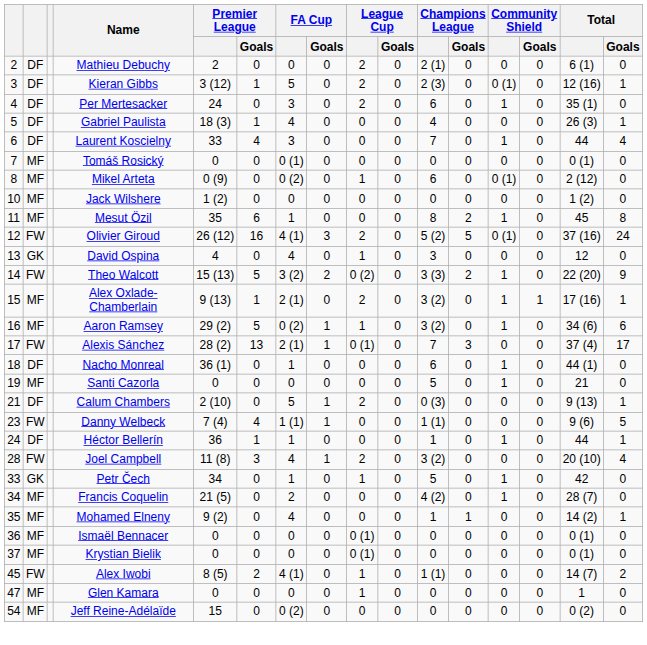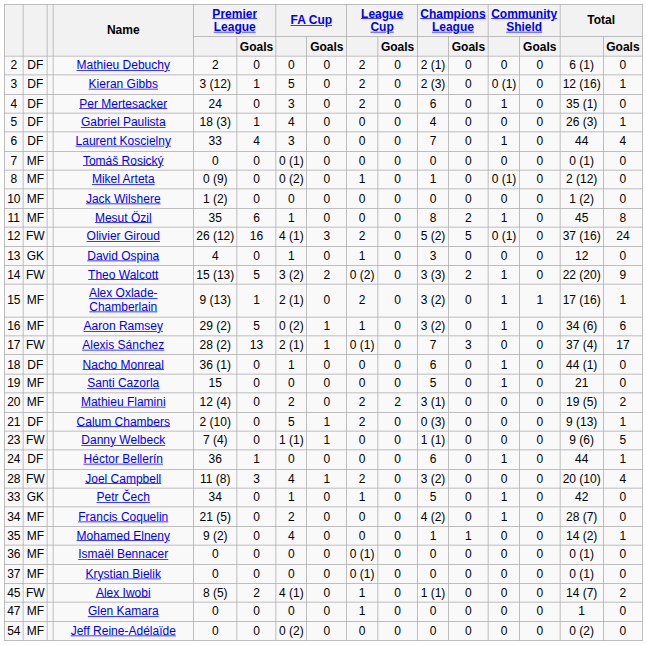(433, 179) 6 -> (433, 179) 1
(291, 255) 4 -> (291, 255) 1
(215, 383) 0 -> (215, 383) 15
+ row: (123, 402)
(257, 421) 4 -> (257, 440) 0
(291, 440) 1 -> (291, 459) 0
(433, 440) 1 -> (433, 459) 6
(215, 611) 15 -> (215, 630) 0
